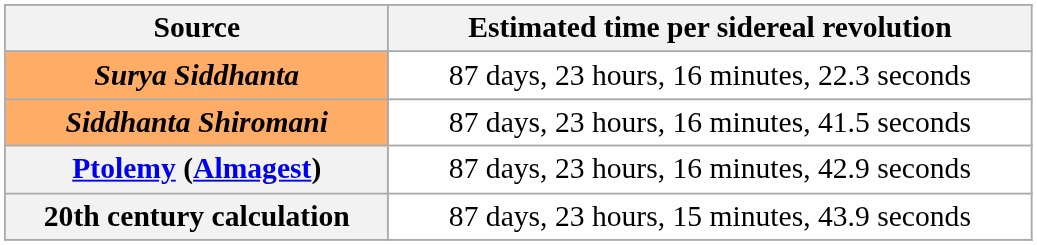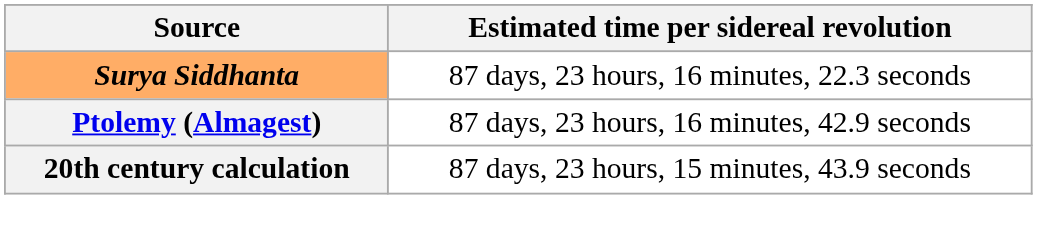- row: (197, 121)
